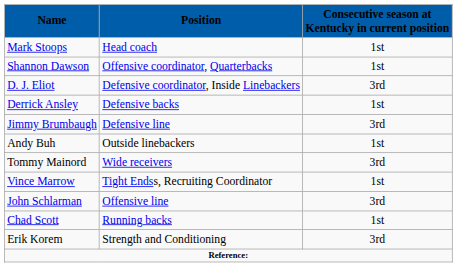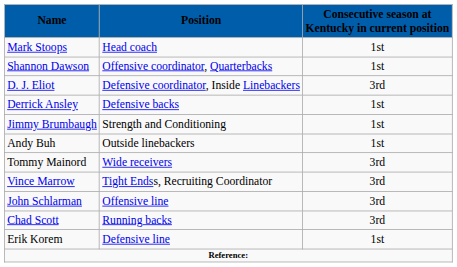(136, 124) Defensive line -> (164, 124) Strength and Conditioning
(377, 124) 3rd -> (377, 124) 1st
(377, 182) 1st -> (377, 182) 3rd
(377, 220) 1st -> (377, 220) 3rd
(164, 239) Strength and Conditioning -> (136, 239) Defensive line
(377, 239) 3rd -> (377, 239) 1st
